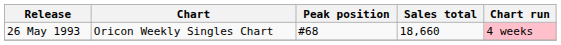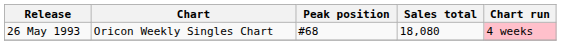(420, 31) 18,660 -> (420, 31) 18,080
